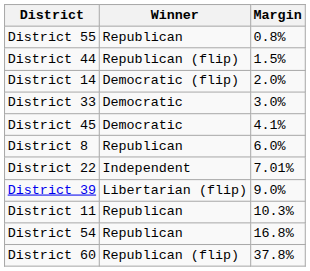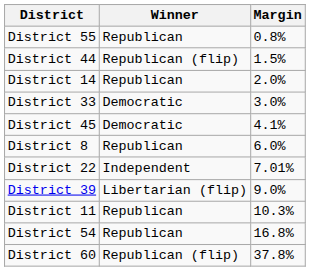(171, 81) Democratic (flip) -> (143, 81) Republican
